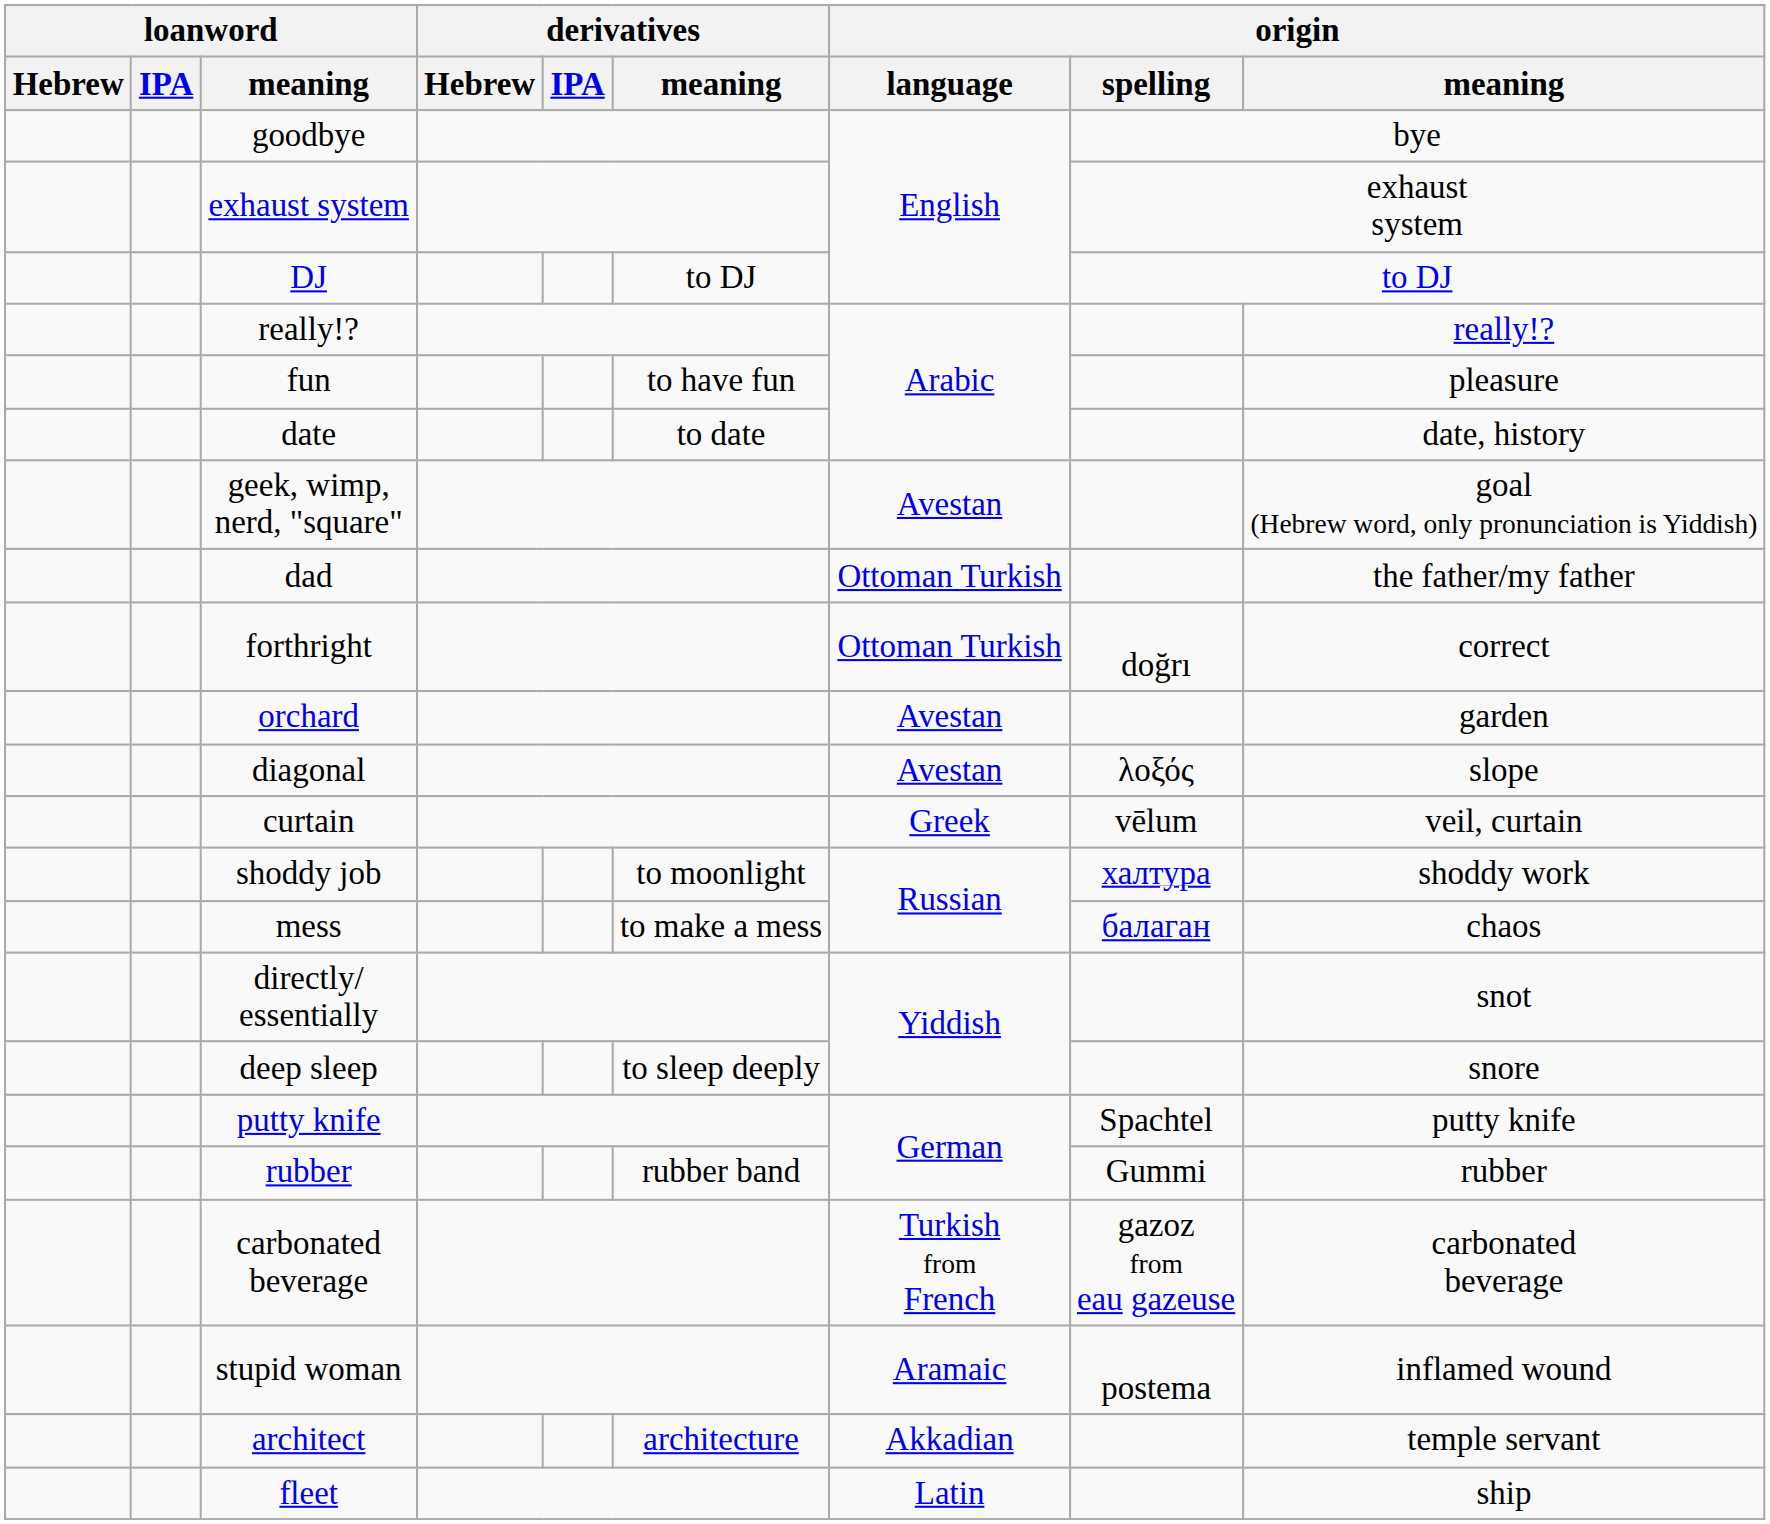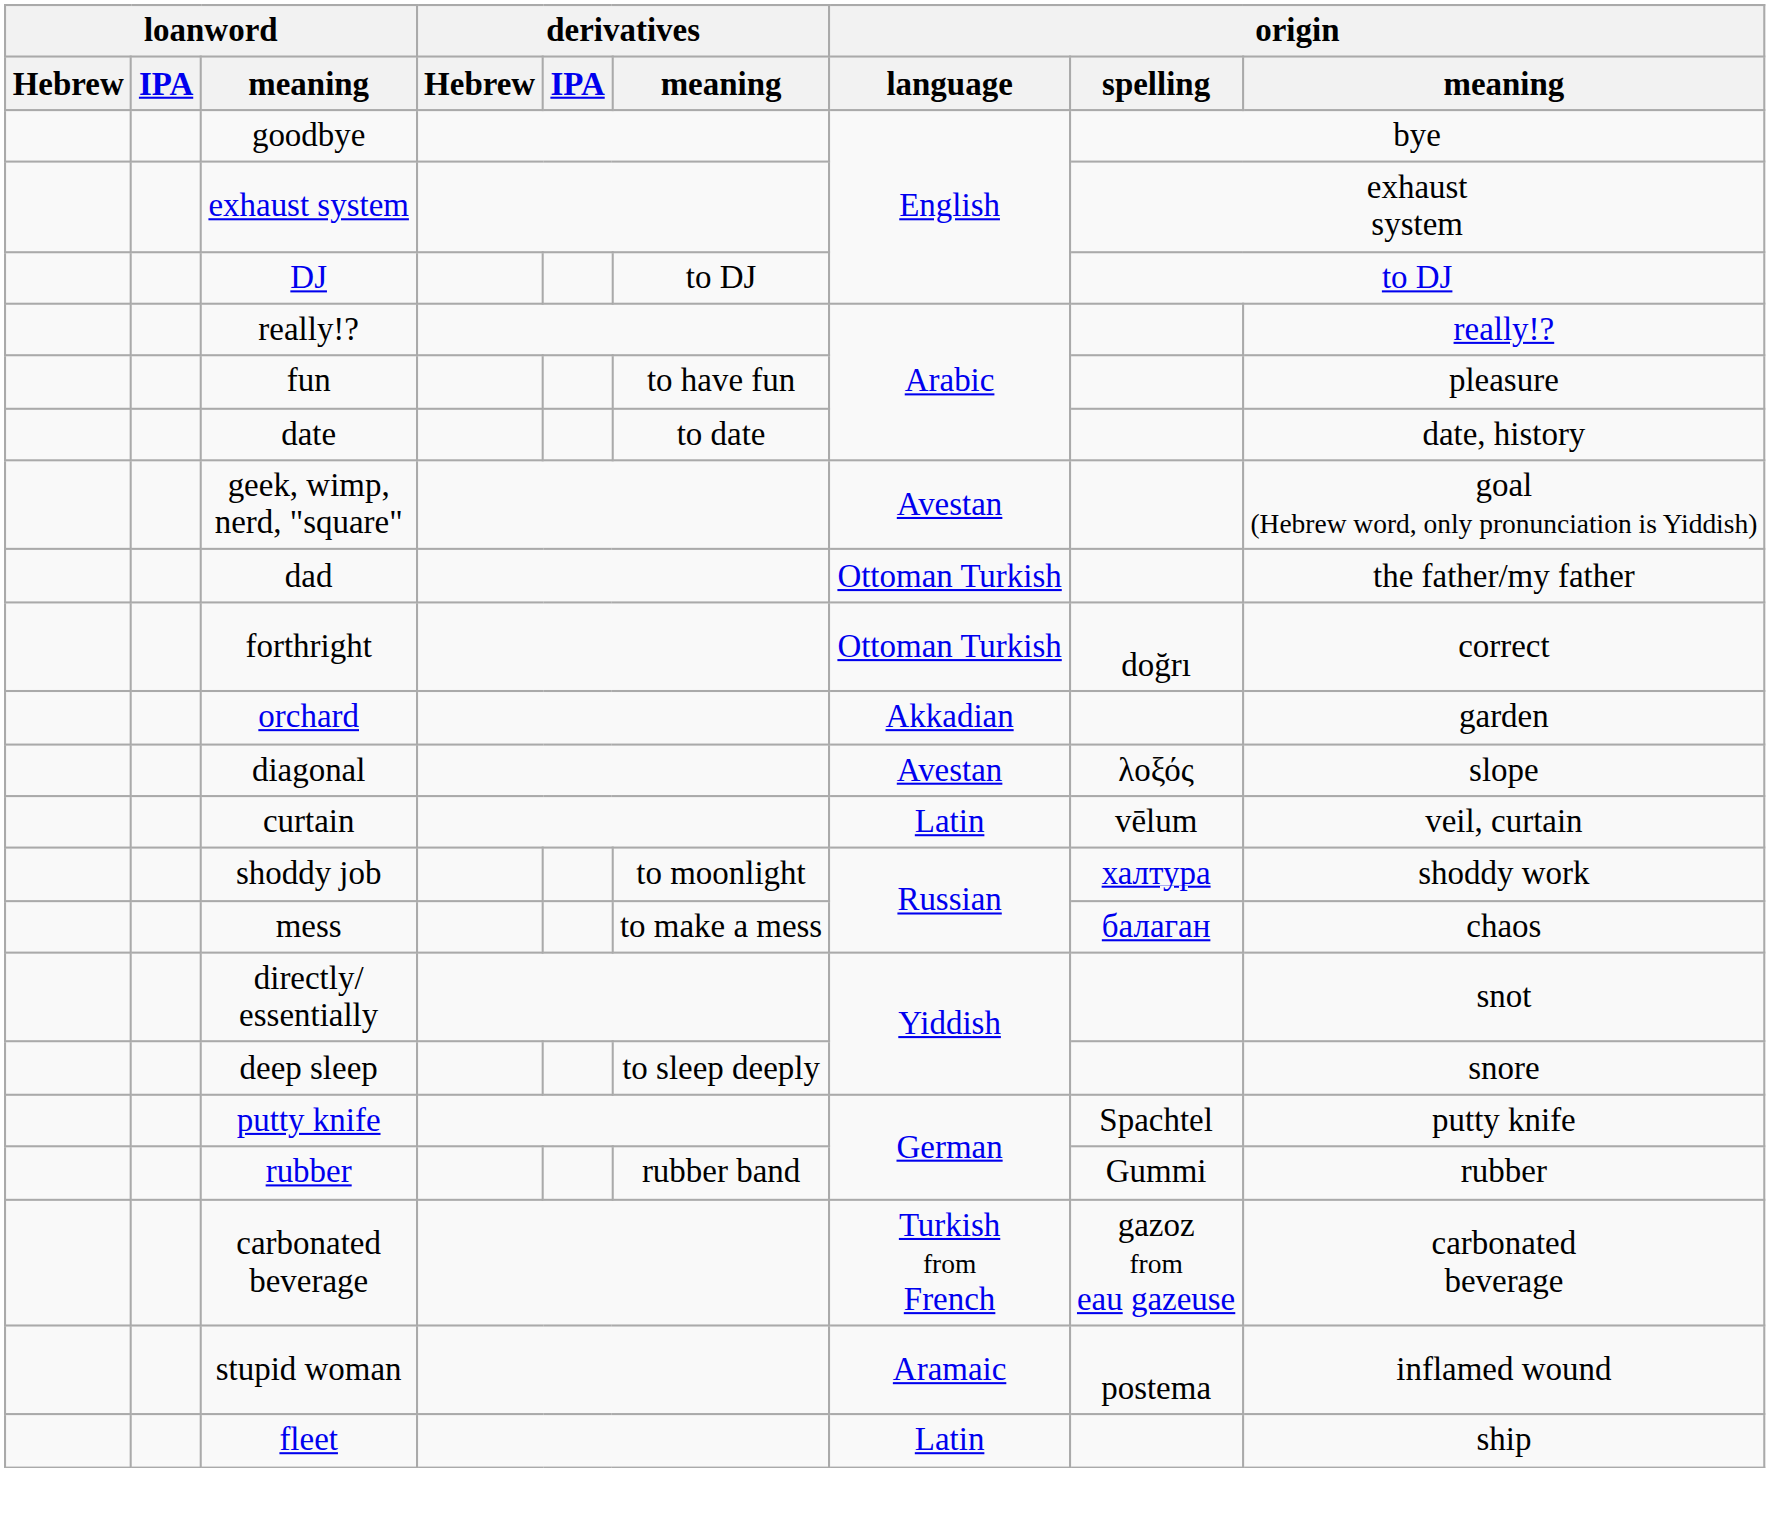(950, 716) Avestan -> (950, 716) Akkadian
(950, 821) Greek -> (950, 821) Latin
- row: (309, 1440)
